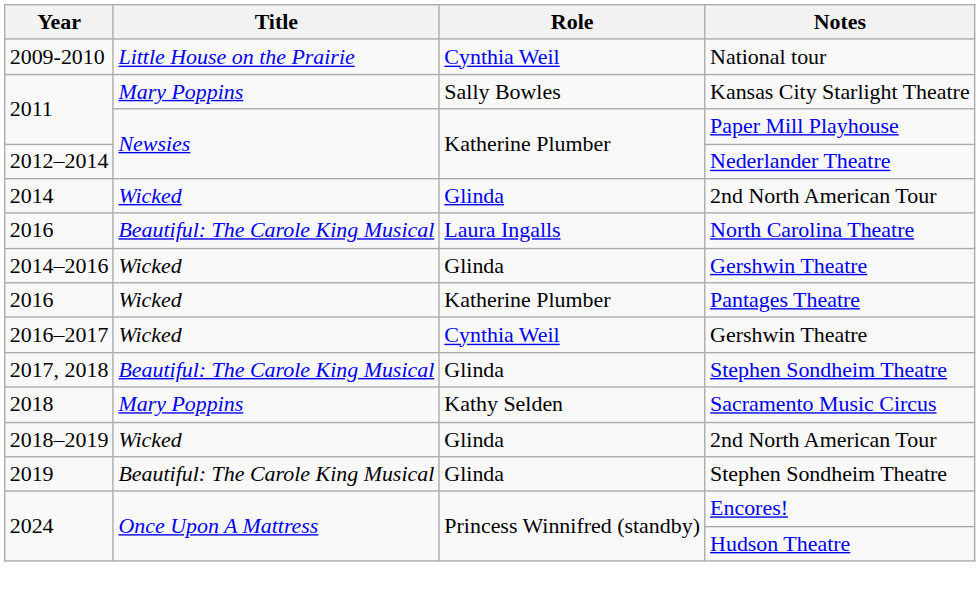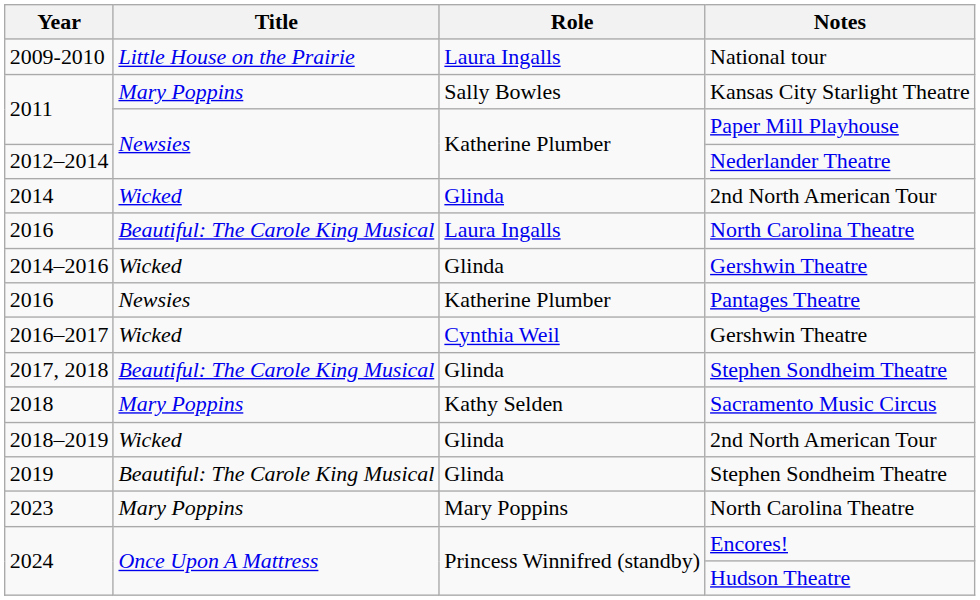(502, 56) Cynthia Weil -> (502, 56) Laura Ingalls
(150, 299) Wicked -> (154, 299) Newsies
+ row: (32, 508)
